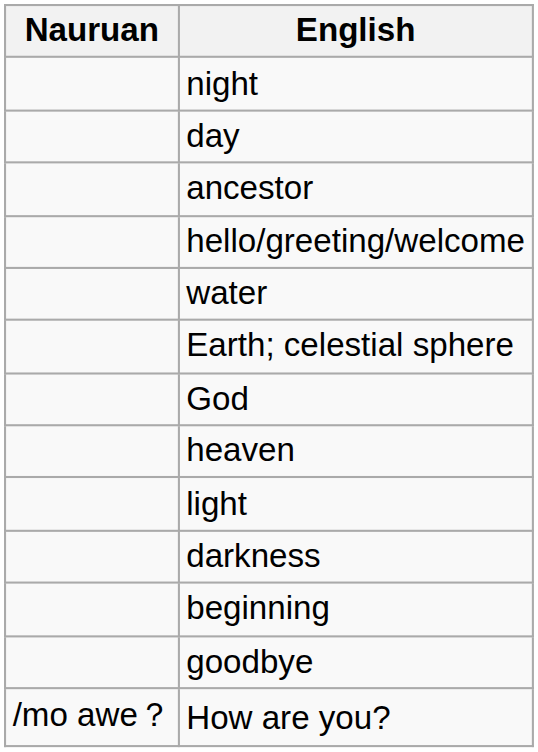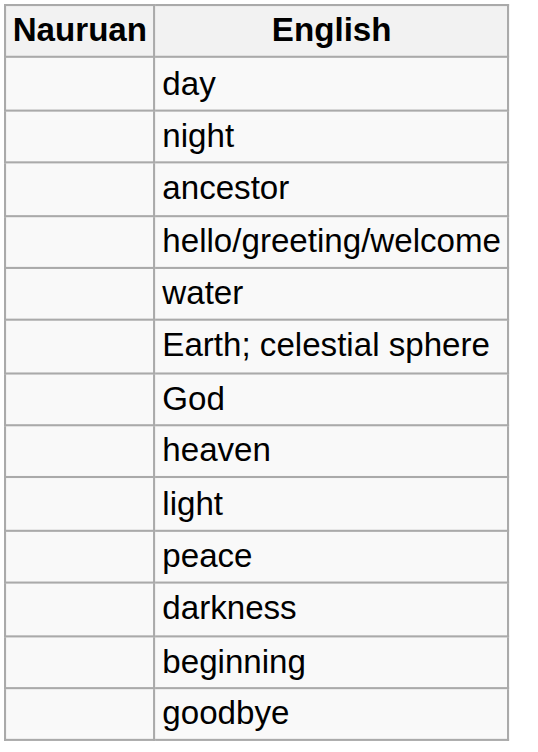rows swapped: (222, 83) <-> (213, 135)
+ row: (207, 556)
- row: (288, 716)
